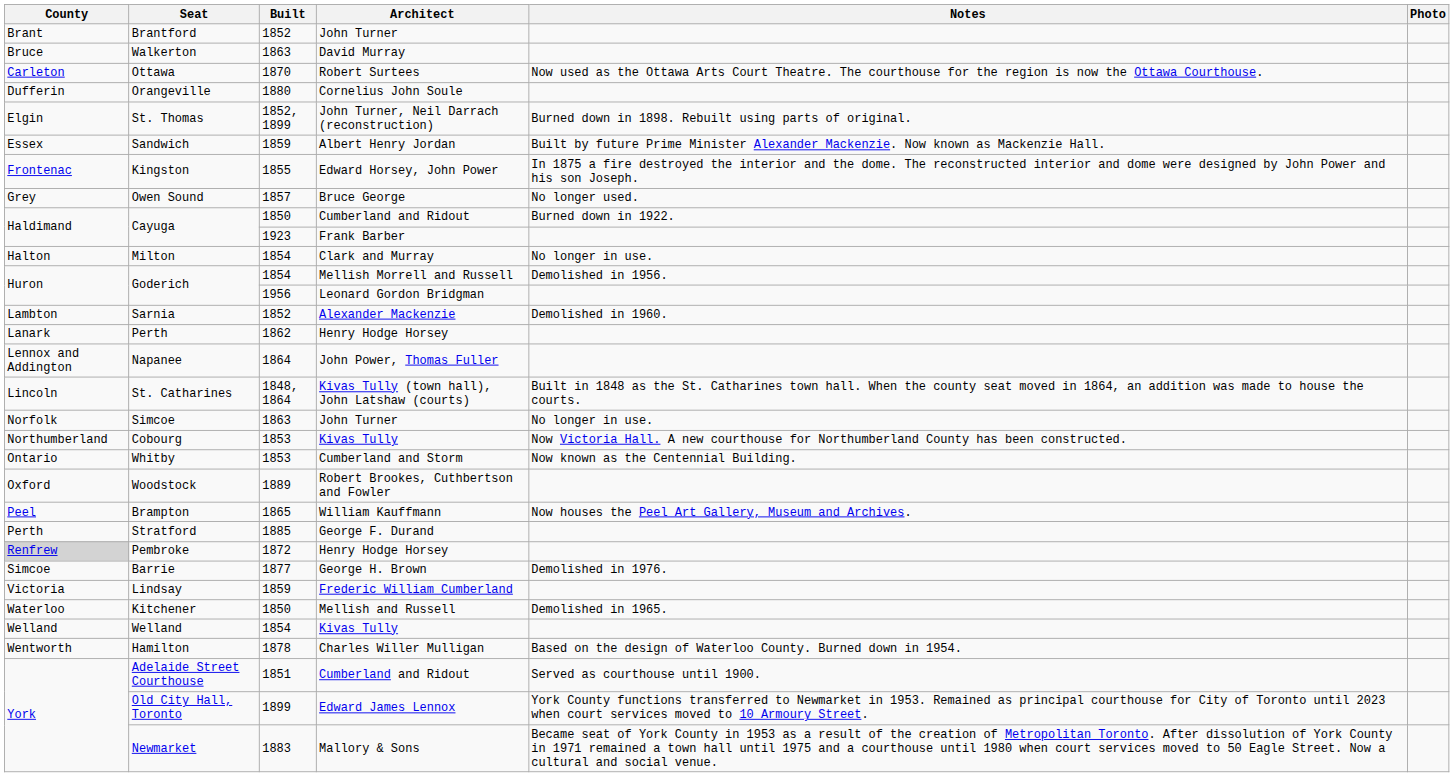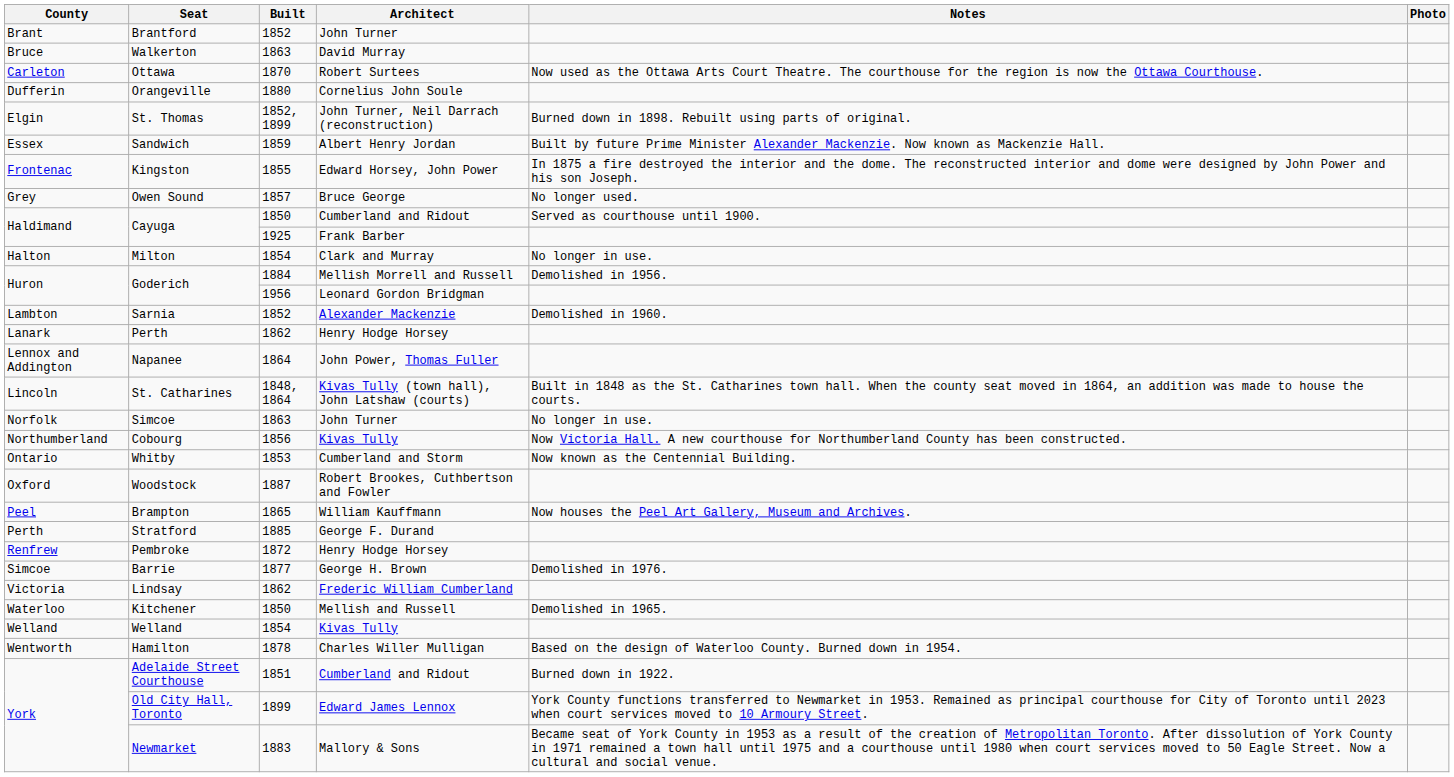(603, 217) Burned down in 1922. -> (646, 217) Served as courthouse until 1900.
(277, 237) 1923 -> (277, 237) 1925
(277, 276) 1854 -> (277, 276) 1884
(277, 440) 1853 -> (277, 440) 1856
(277, 486) 1889 -> (277, 486) 1887
(32, 551) lightgrey background -> (32, 551) no background
(277, 590) 1859 -> (277, 590) 1862
(646, 675) Served as courthouse until 1900. -> (603, 675) Burned down in 1922.
